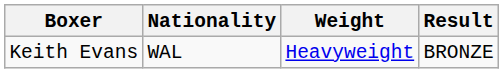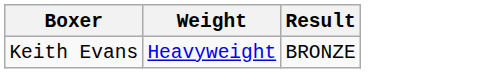- column: (212, 21)
